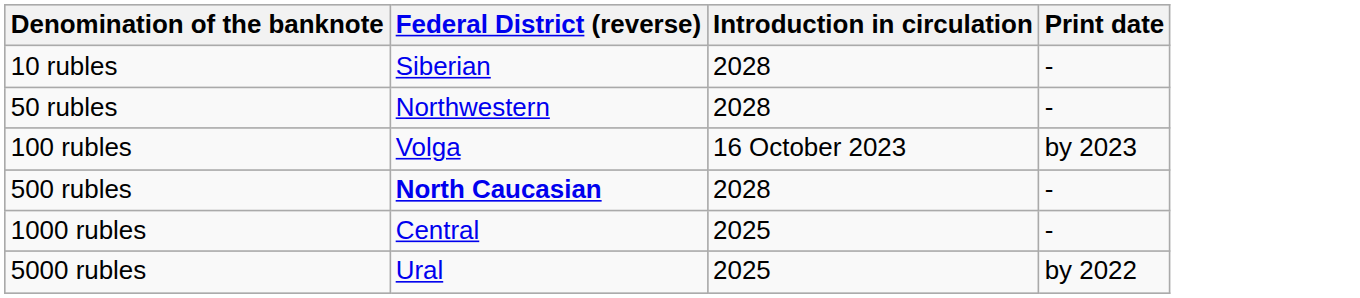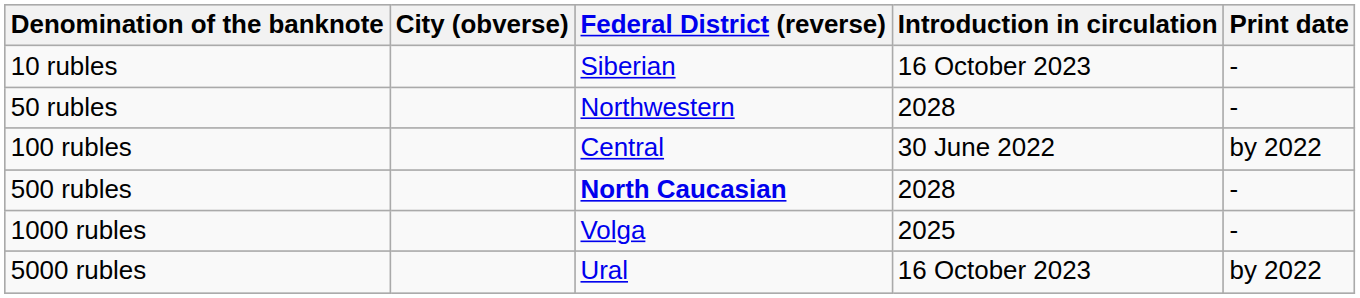+ column: (482, 25)
(742, 66) 2028 -> (994, 66) 16 October 2023
(428, 148) Volga -> (622, 148) Central
(810, 148) 16 October 2023 -> (976, 148) 30 June 2022
(1091, 148) by 2023 -> (1276, 148) by 2022
(437, 230) Central -> (613, 230) Volga
(742, 271) 2025 -> (994, 271) 16 October 2023
